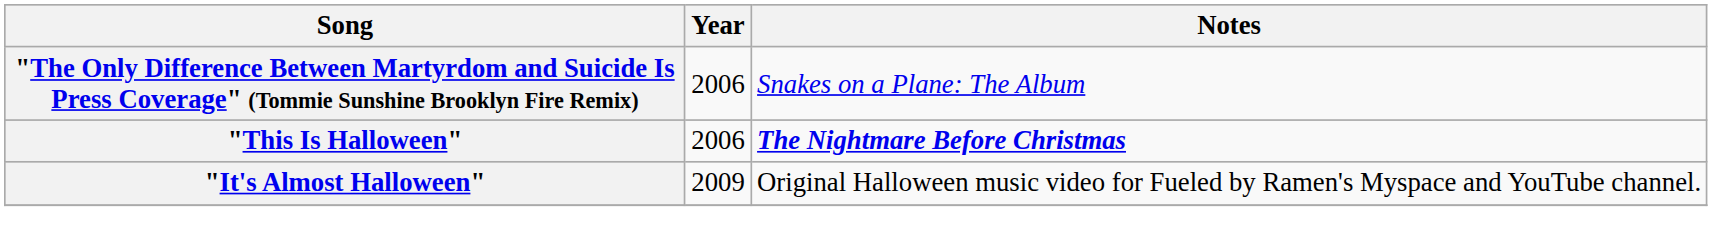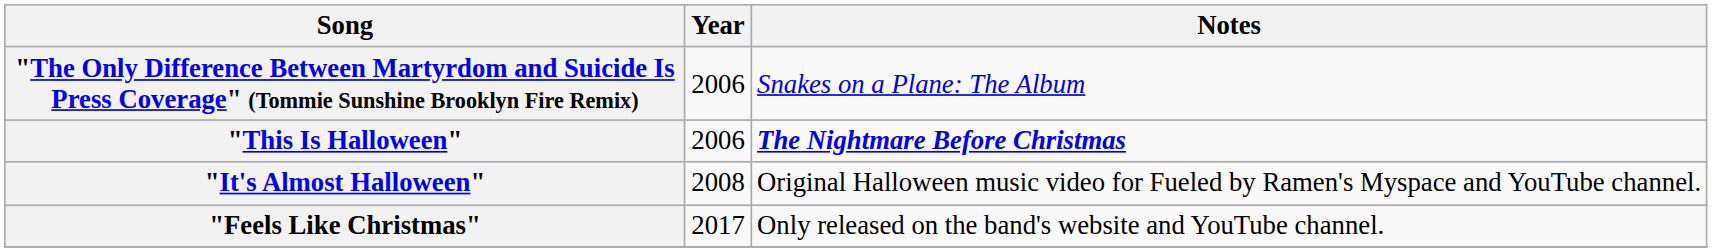(718, 182) 2009 -> (718, 182) 2008
+ row: (345, 225)
